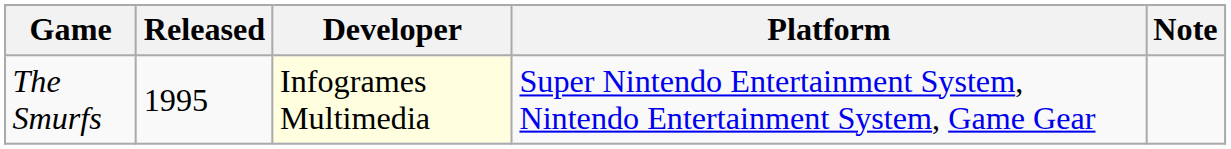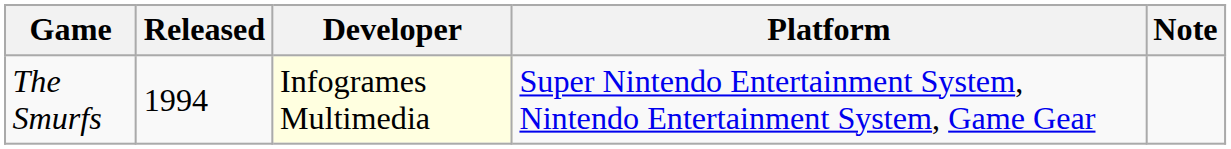(176, 99) 1995 -> (176, 99) 1994
